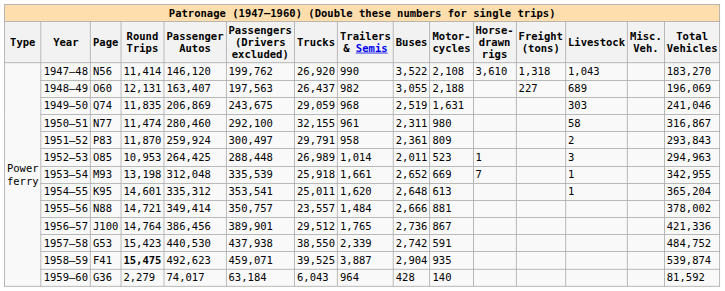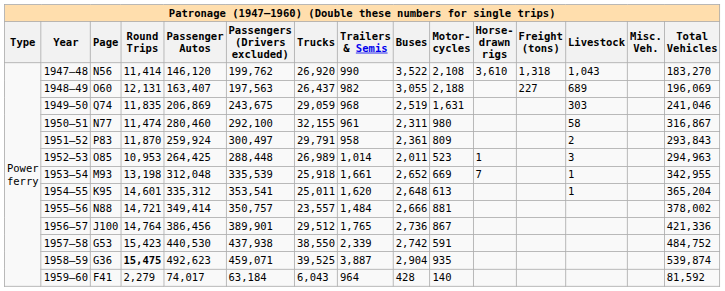(103, 260) F41 -> (103, 260) G36
(103, 278) G36 -> (103, 278) F41
